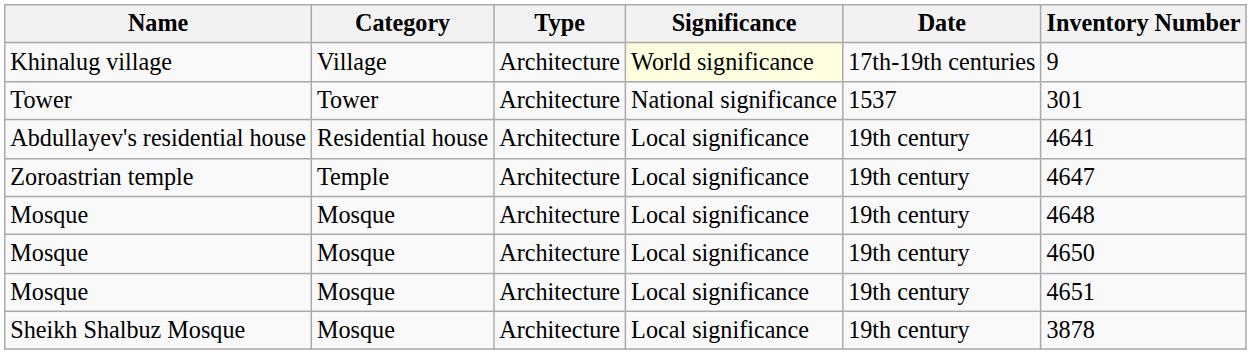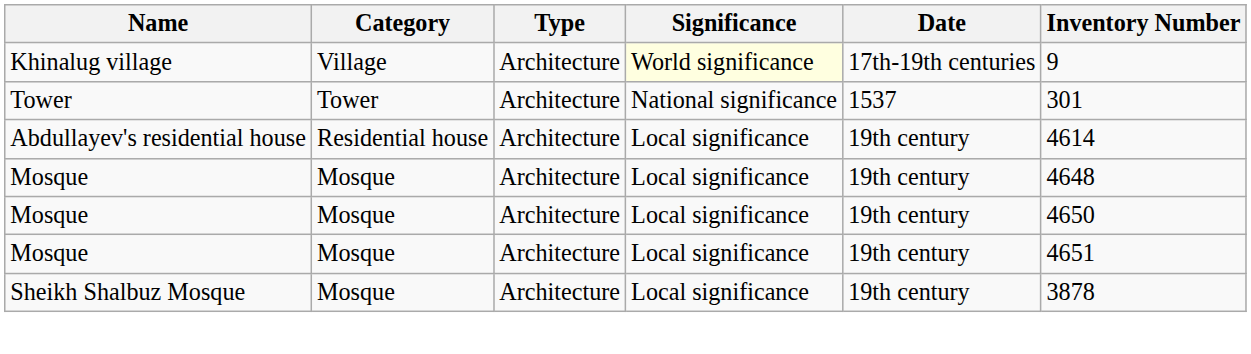(1071, 138) 4641 -> (1071, 138) 4614
- row: (102, 176)
